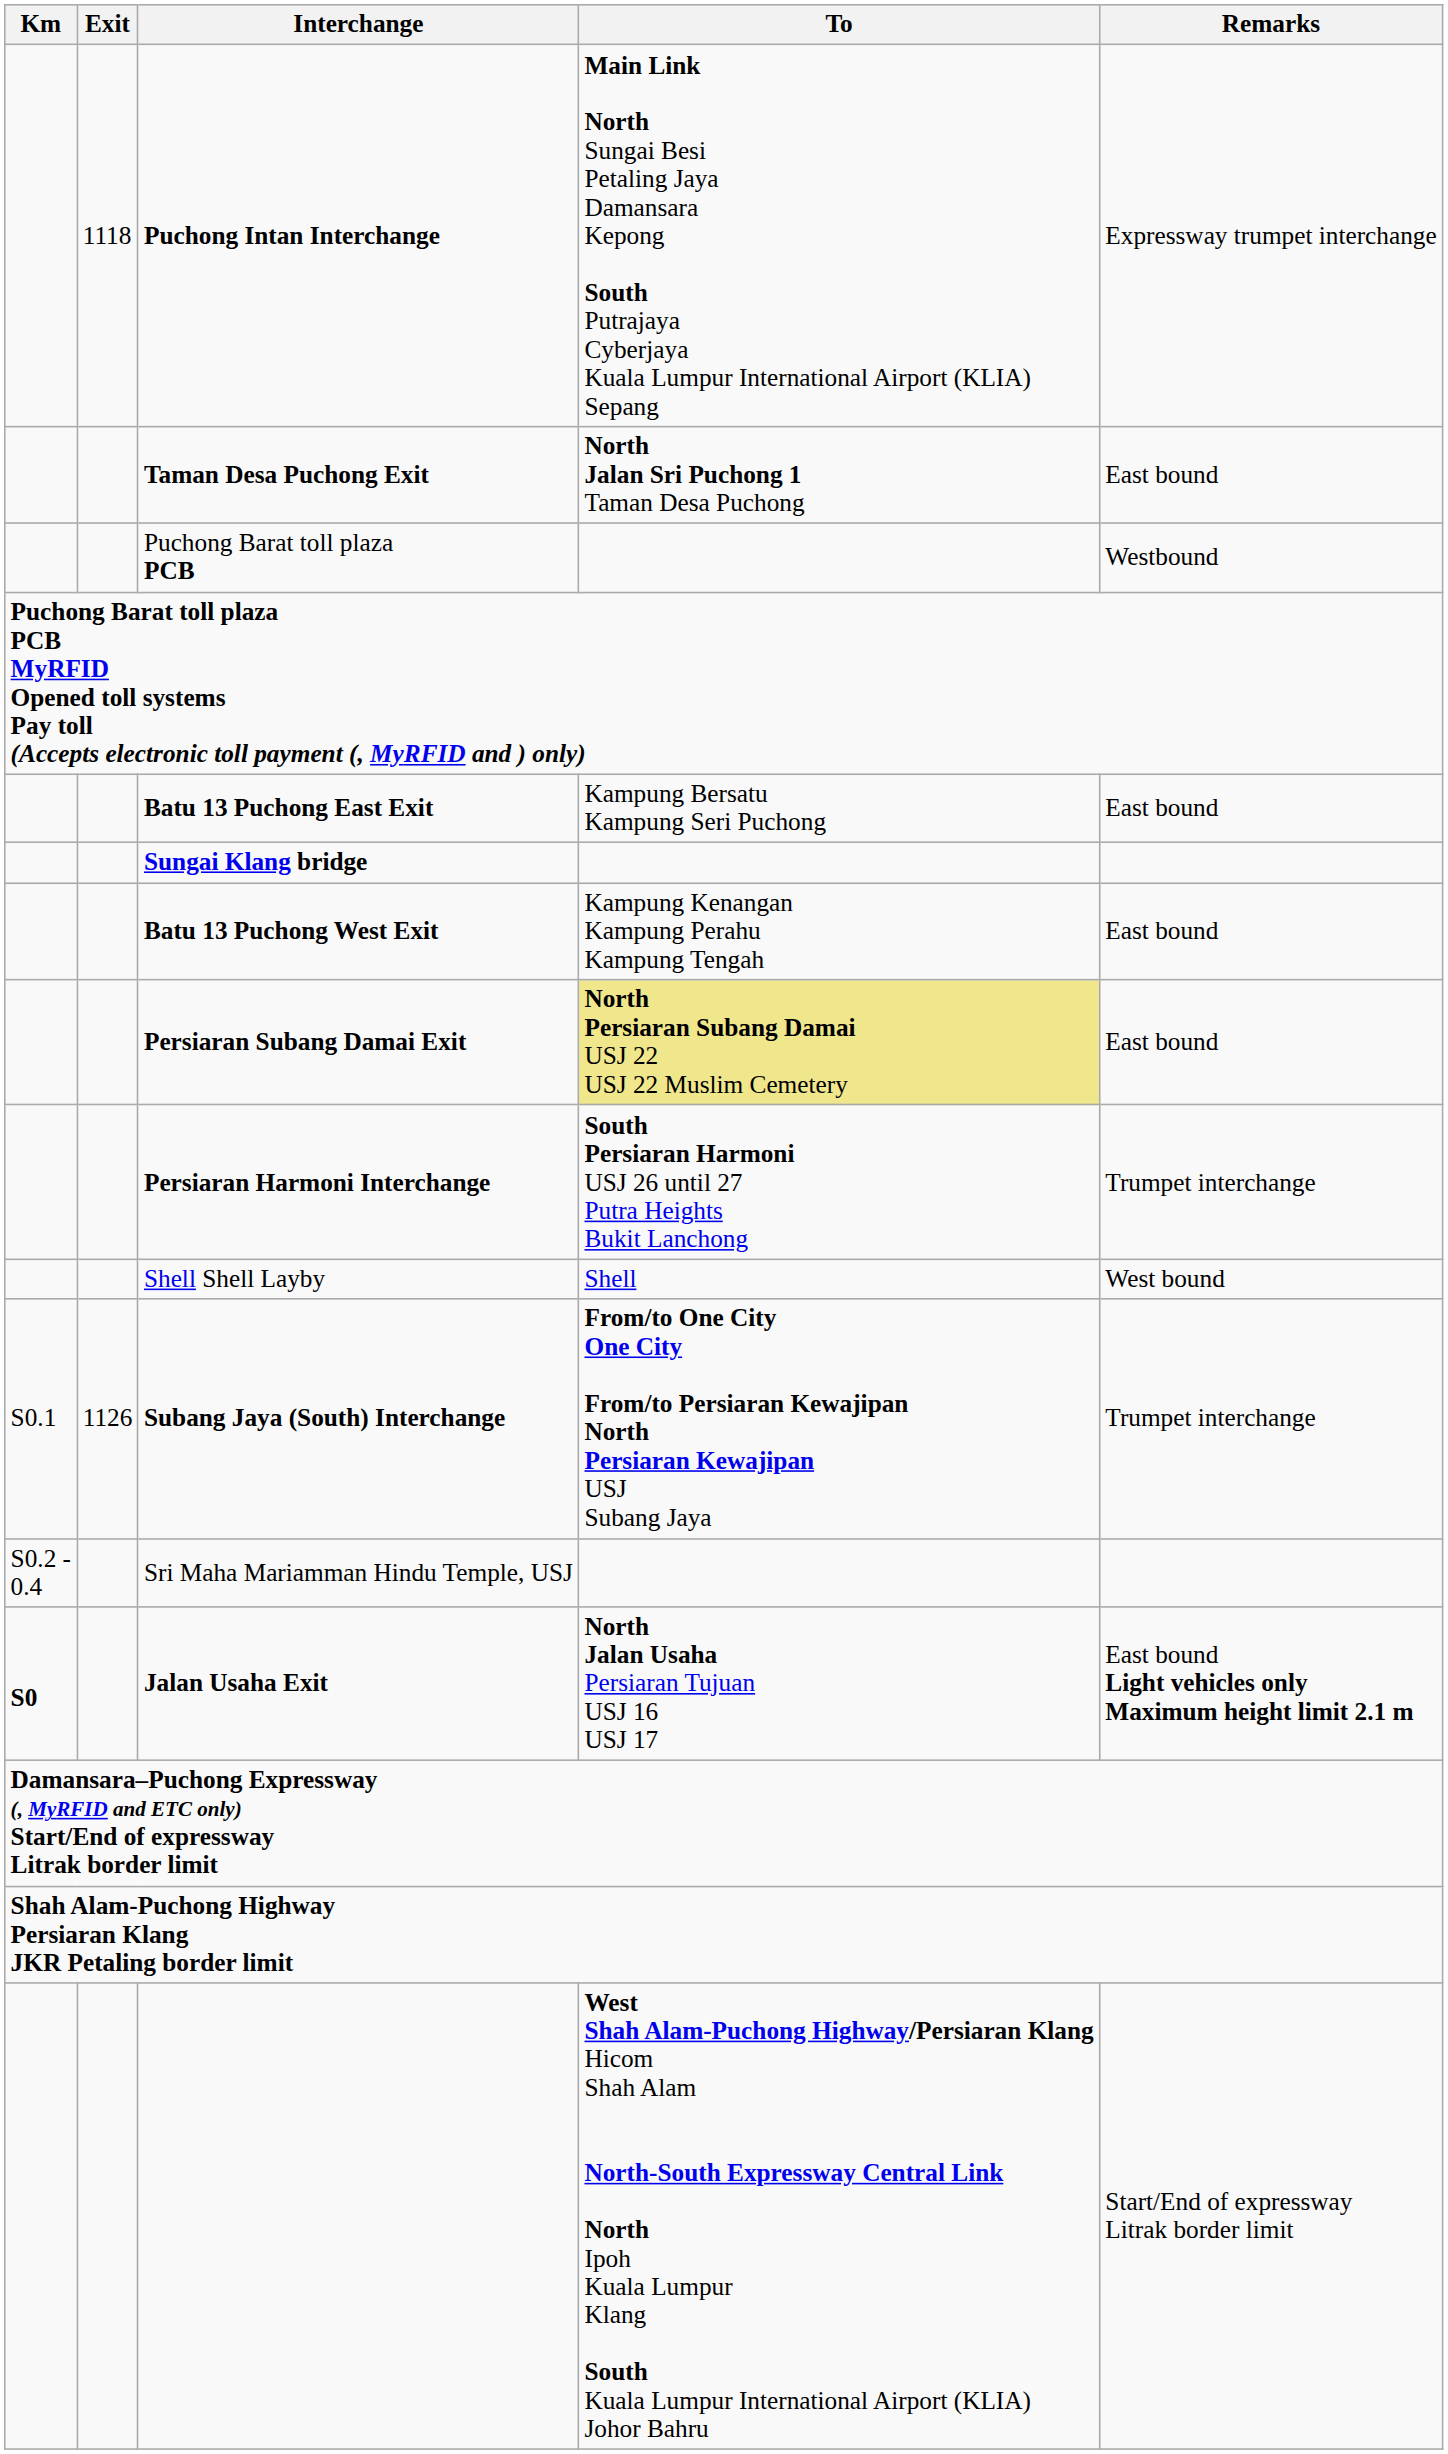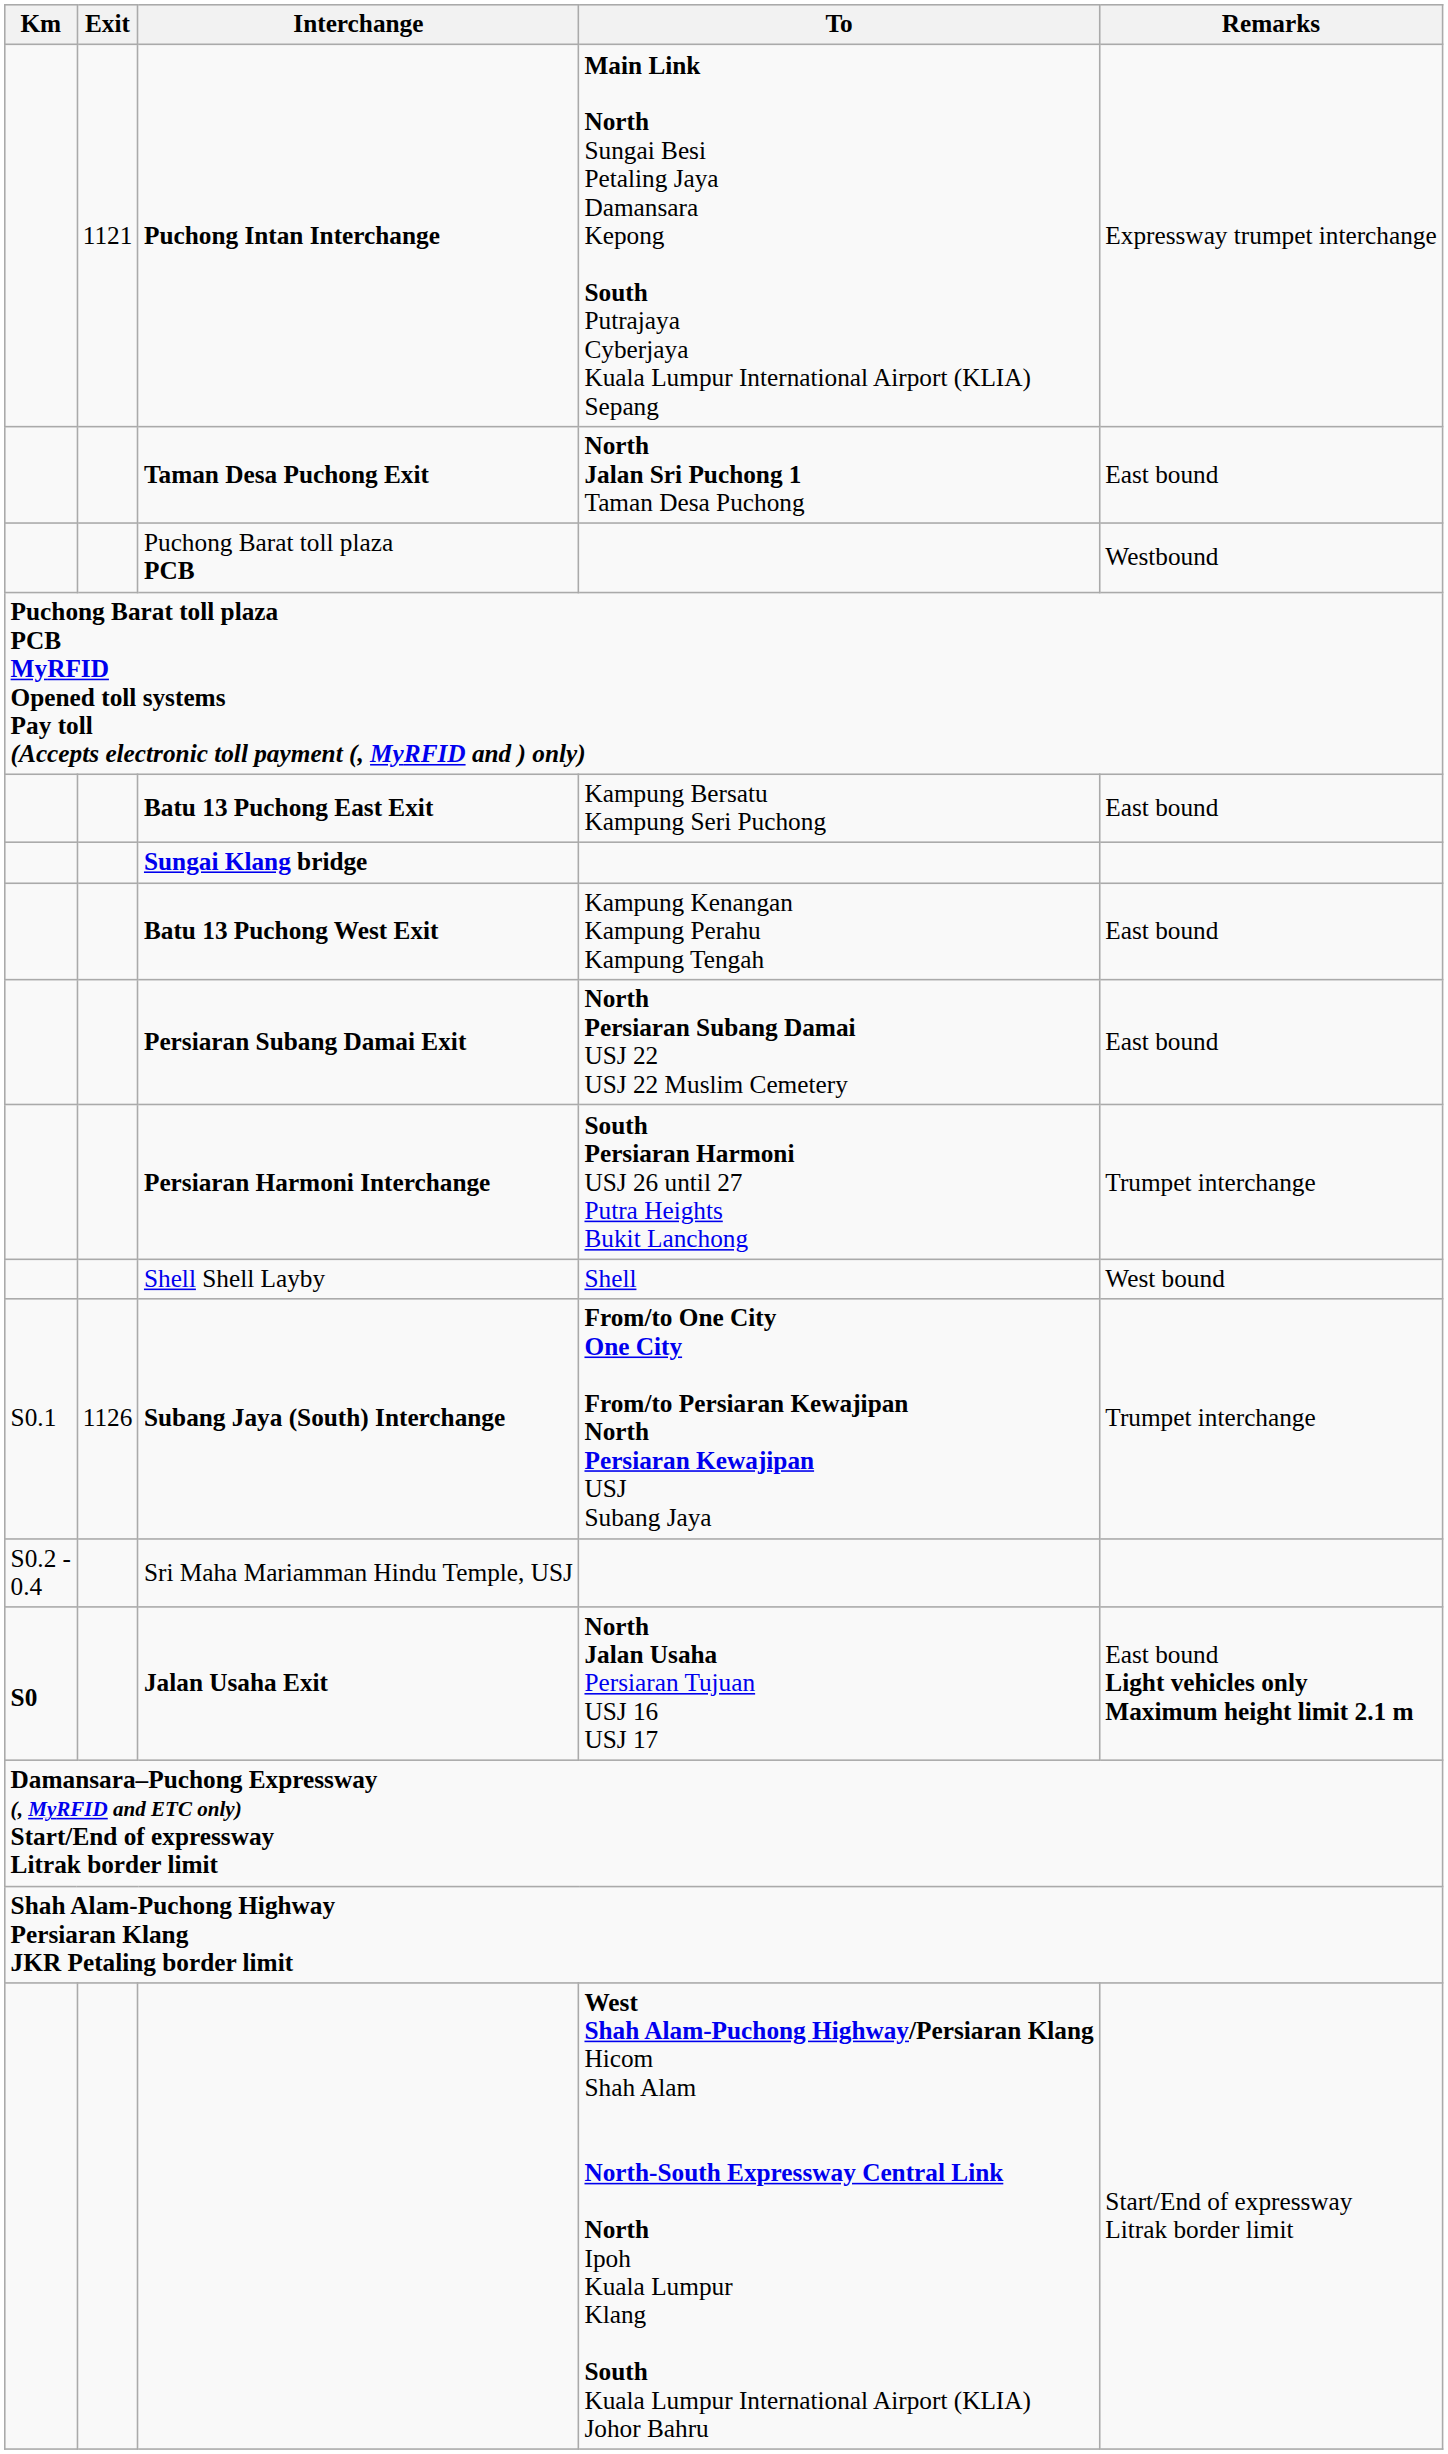(107, 235) 1118 -> (107, 235) 1121
(720, 1042) khaki background -> (720, 1042) no background
